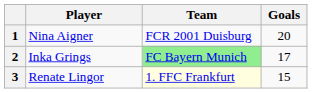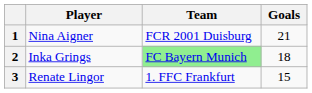(284, 35) 20 -> (284, 35) 21
(284, 56) 17 -> (284, 56) 18
(190, 77) lightyellow background -> (190, 77) no background
